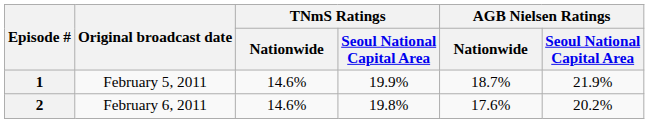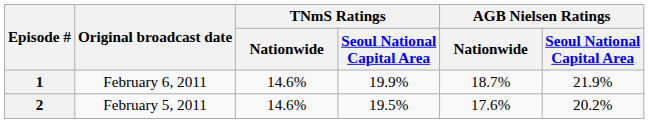(155, 81) February 5, 2011 -> (155, 81) February 6, 2011
(155, 105) February 6, 2011 -> (155, 105) February 5, 2011
(389, 105) 19.8% -> (389, 105) 19.5%
